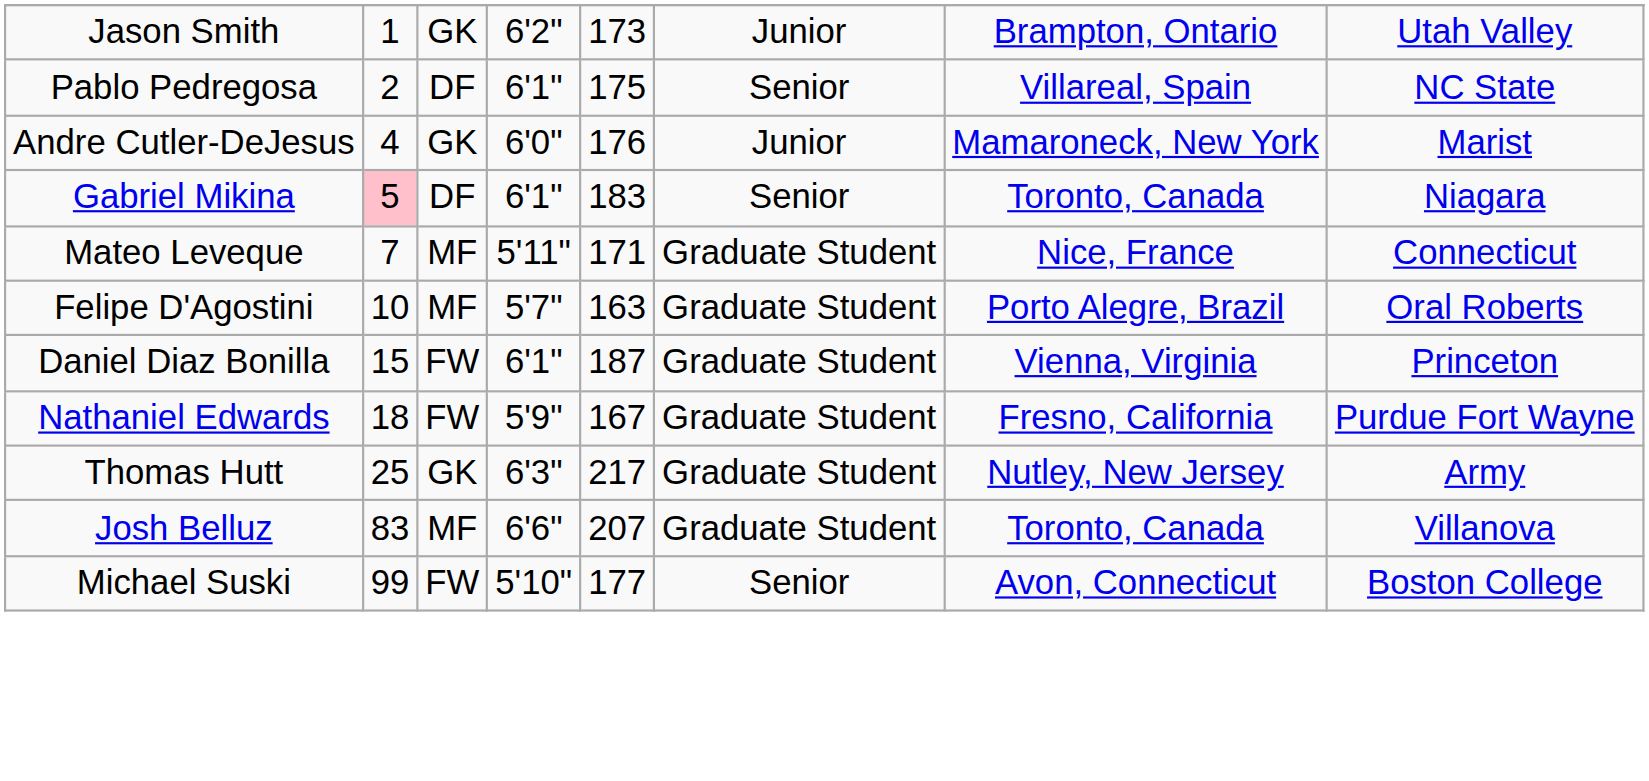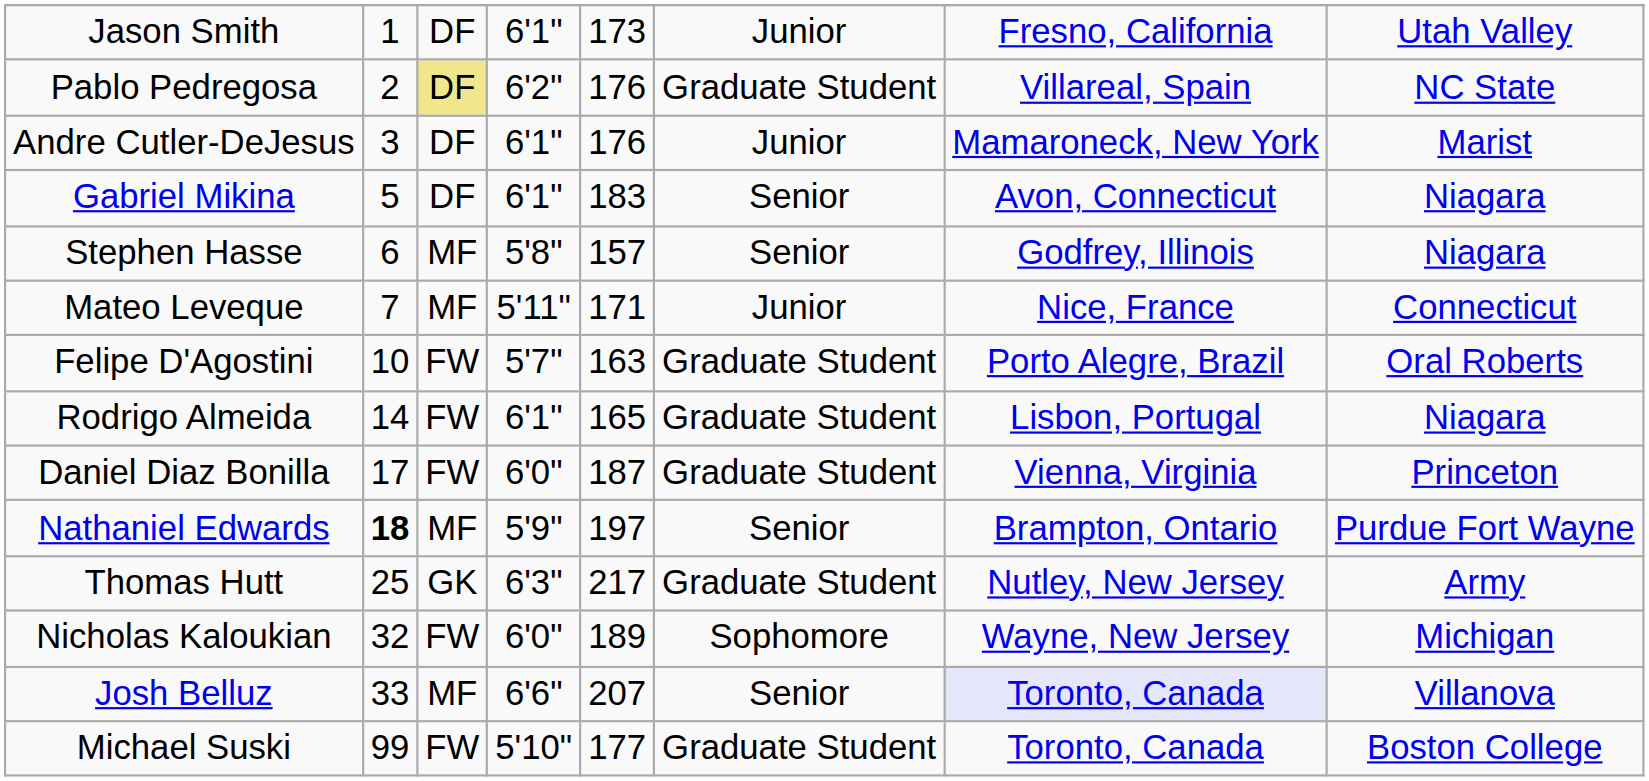(452, 32) GK -> (452, 32) DF
(534, 32) 6'2" -> (534, 32) 6'1"
(1136, 32) Brampton, Ontario -> (1136, 32) Fresno, California
(452, 87) no background -> (452, 87) khaki background
(534, 87) 6'1" -> (534, 87) 6'2"
(617, 87) 175 -> (617, 87) 176
(799, 87) Senior -> (799, 87) Graduate Student
(390, 142) 4 -> (390, 142) 3
(452, 142) GK -> (452, 142) DF
(534, 142) 6'0" -> (534, 142) 6'1"
(390, 197) pink background -> (390, 197) no background
(1136, 197) Toronto, Canada -> (1136, 197) Avon, Connecticut
+ row: (184, 252)
(799, 252) Graduate Student -> (799, 307) Junior
(452, 307) MF -> (452, 362) FW
+ row: (184, 417)
(390, 362) 15 -> (390, 472) 17
(534, 362) 6'1" -> (534, 472) 6'0"
(390, 417) normal -> (390, 527) bold
(452, 417) FW -> (452, 527) MF
(617, 417) 167 -> (617, 527) 197
(799, 417) Graduate Student -> (799, 527) Senior
(1136, 417) Fresno, California -> (1136, 527) Brampton, Ontario
+ row: (184, 637)
(390, 527) 83 -> (390, 692) 33
(799, 527) Graduate Student -> (799, 692) Senior
(1136, 527) no background -> (1136, 692) lavender background
(799, 582) Senior -> (799, 747) Graduate Student
(1136, 582) Avon, Connecticut -> (1136, 747) Toronto, Canada
